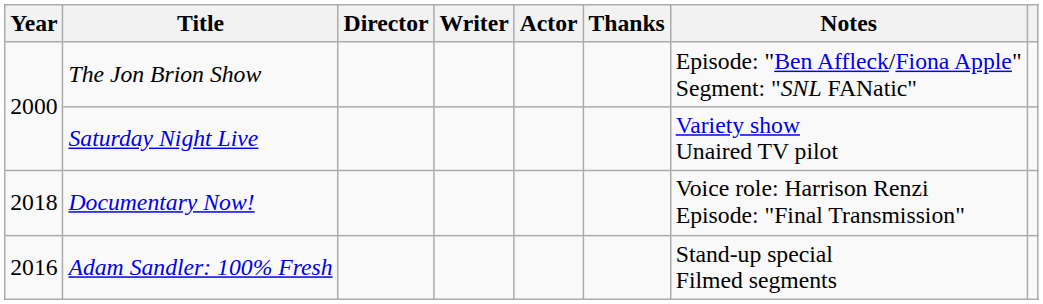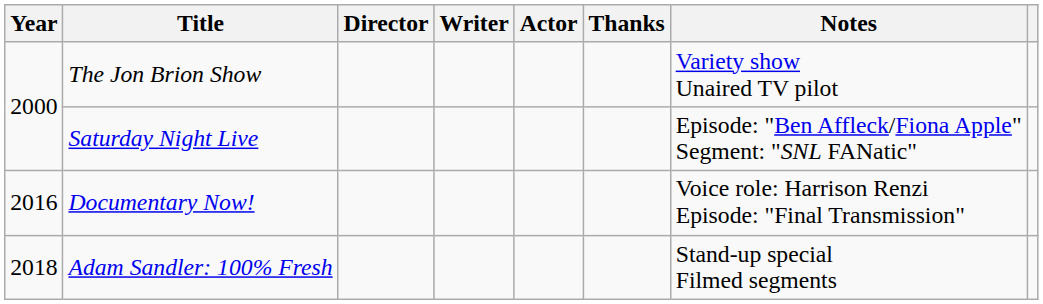(849, 74) Episode: "Ben Affleck/Fiona Apple" Segment: "SNL FANatic" -> (757, 74) Variety show Unaired TV pilot
(757, 138) Variety show Unaired TV pilot -> (849, 138) Episode: "Ben Affleck/Fiona Apple" Segment: "SNL FANatic"
(34, 202) 2018 -> (34, 202) 2016
(34, 266) 2016 -> (34, 266) 2018
